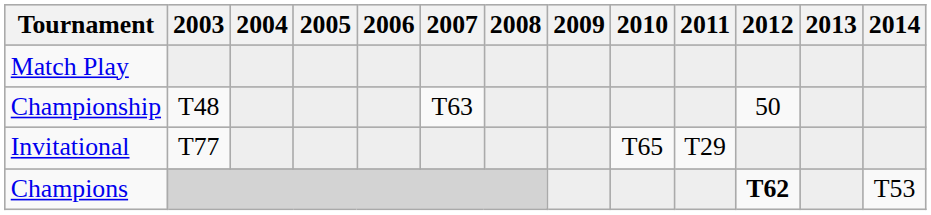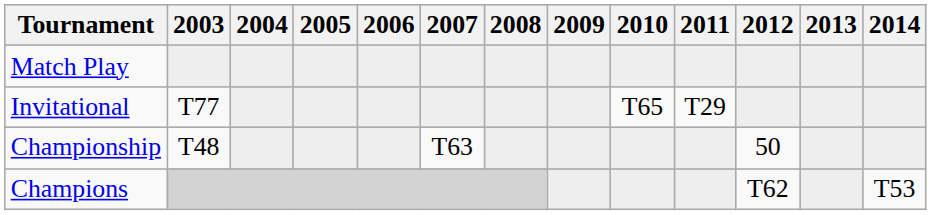rows swapped: (86, 106) <-> (70, 147)
(768, 188) bold -> (768, 188) normal
